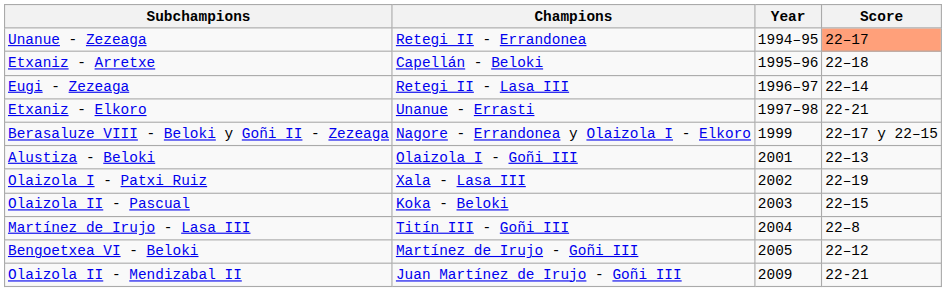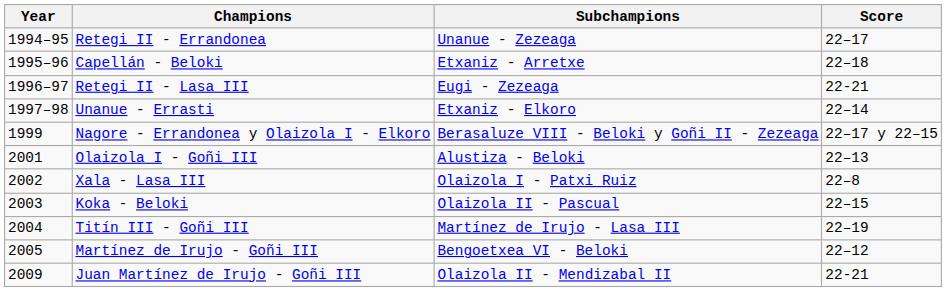columns swapped: (788, 16) <-> (199, 16)
(847, 40) lightsalmon background -> (847, 40) no background
(847, 87) 22–14 -> (847, 87) 22-21
(847, 110) 22-21 -> (847, 110) 22–14
(847, 181) 22–19 -> (843, 181) 22–8
(843, 228) 22–8 -> (847, 228) 22–19
